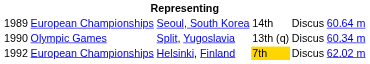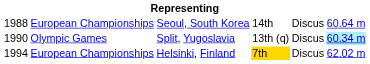(16, 23) 1989 -> (16, 23) 1988
(346, 38) no background -> (346, 38) paleturquoise background
(16, 53) 1992 -> (16, 53) 1994
